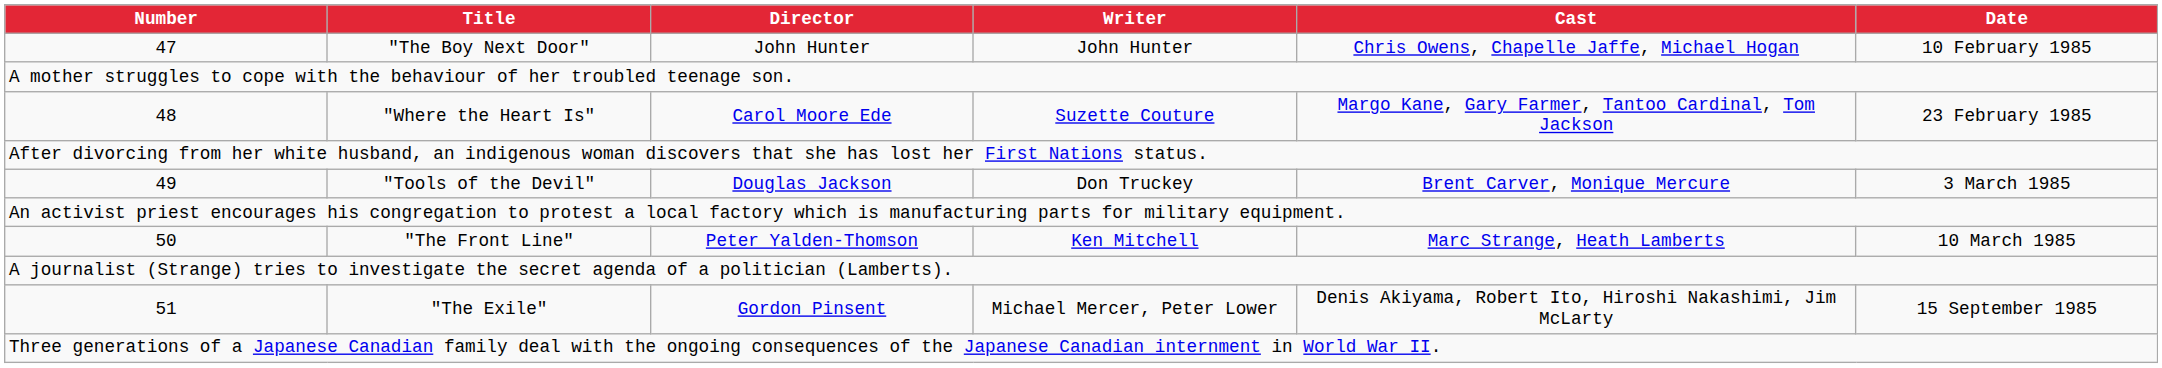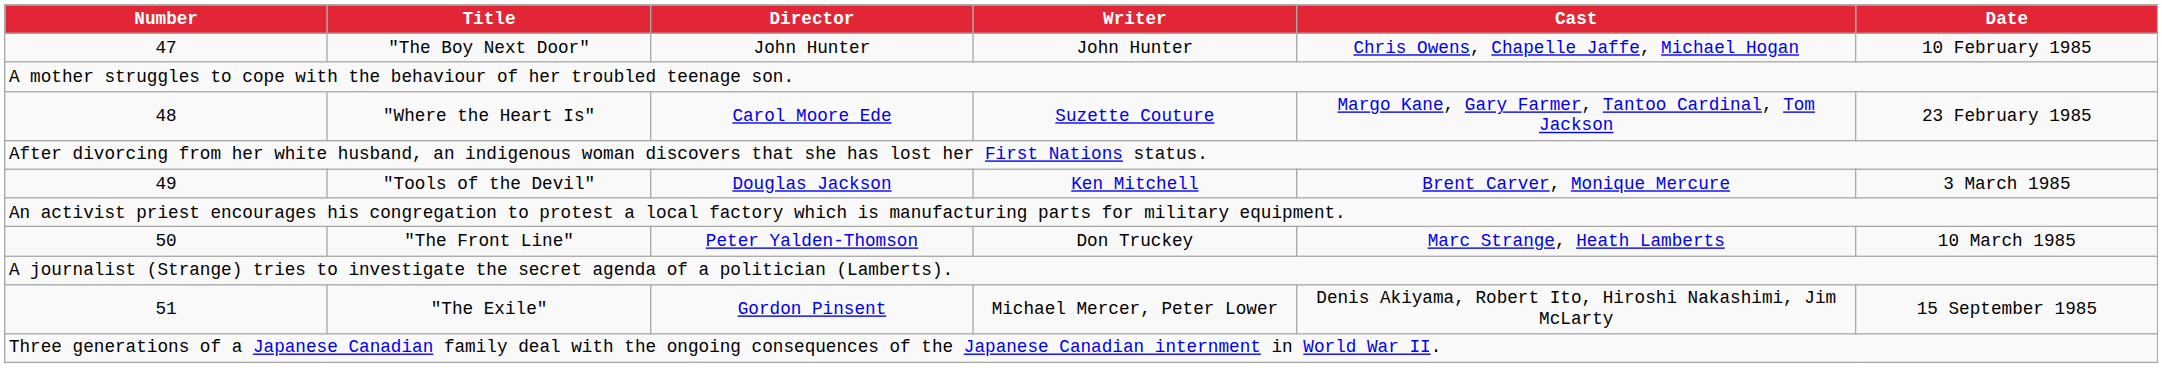(1135, 184) Don Truckey -> (1135, 184) Ken Mitchell
(1135, 241) Ken Mitchell -> (1135, 241) Don Truckey
